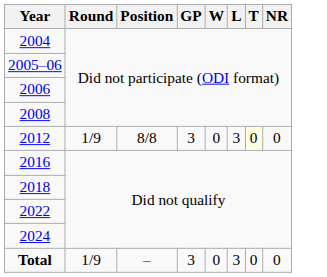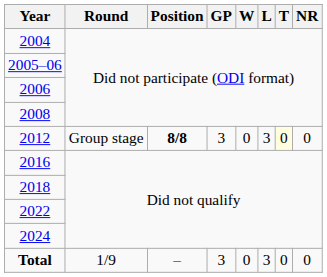(91, 138) 1/9 -> (106, 138) Group stage
(147, 138) normal -> (177, 138) bold
